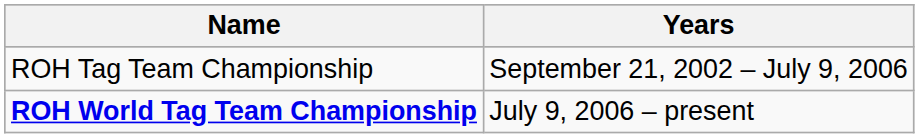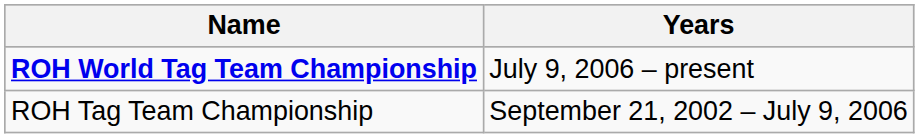rows swapped: (192, 68) <-> (244, 111)
